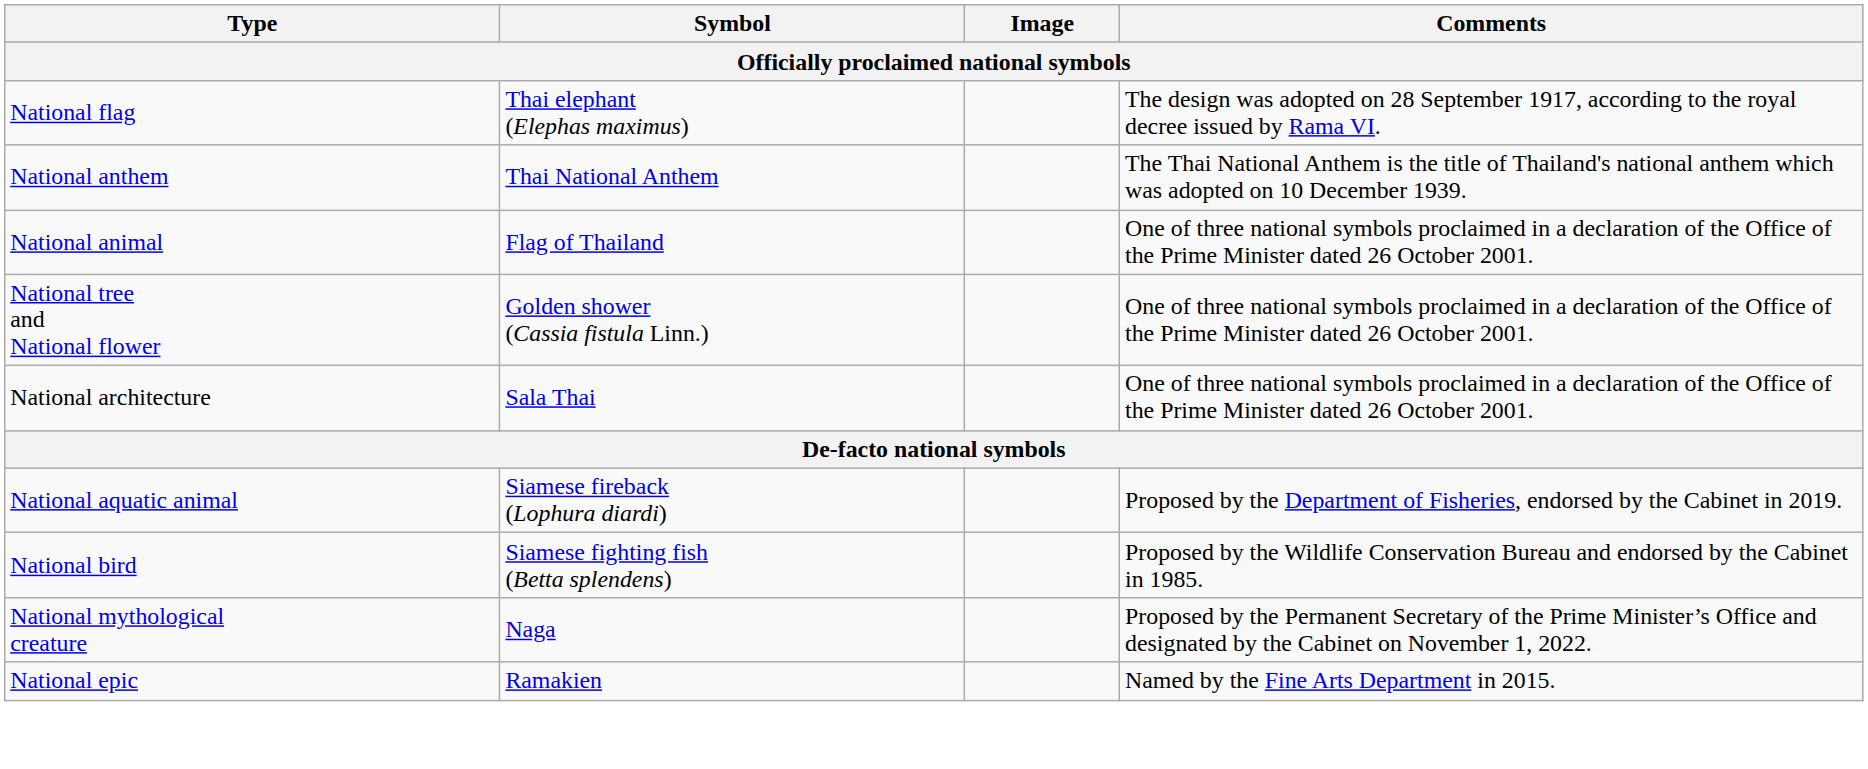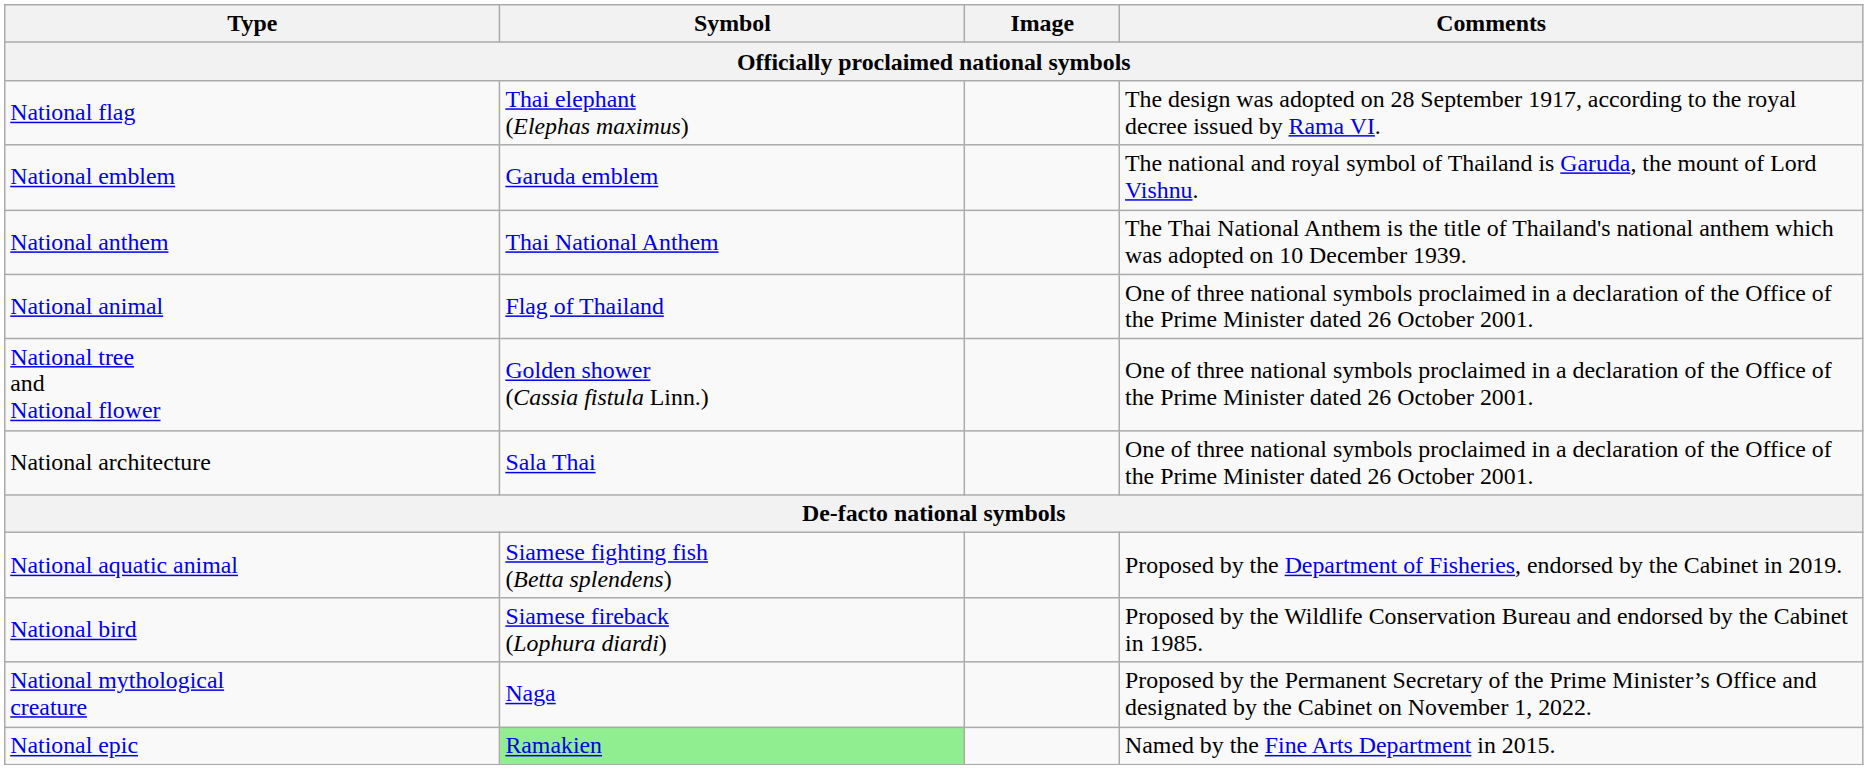+ row: (93, 177)
(587, 500) Siamese fireback (Lophura diardi) -> (607, 564) Siamese fighting fish (Betta splendens)
(607, 564) Siamese fighting fish (Betta splendens) -> (587, 629) Siamese fireback (Lophura diardi)
(554, 680) no background -> (554, 745) lightgreen background
